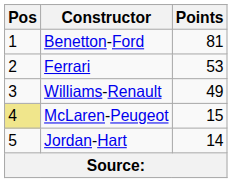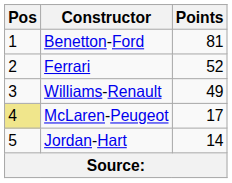(215, 67) 53 -> (215, 67) 52
(215, 116) 15 -> (215, 116) 17
